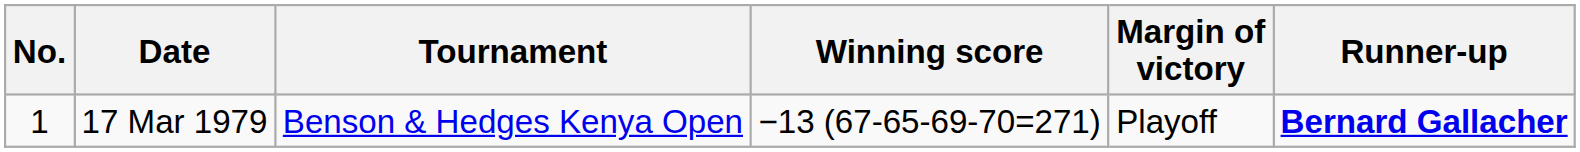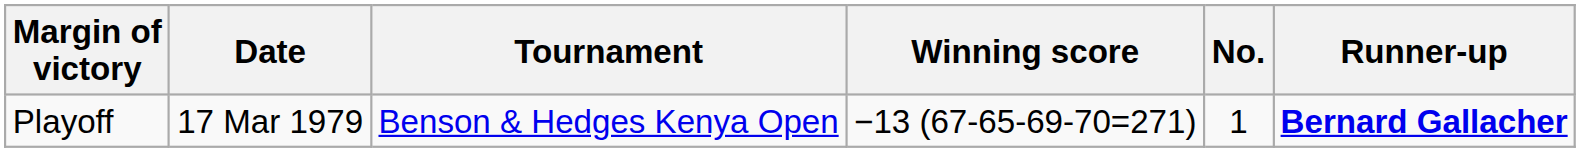columns swapped: (39, 50) <-> (1191, 50)
